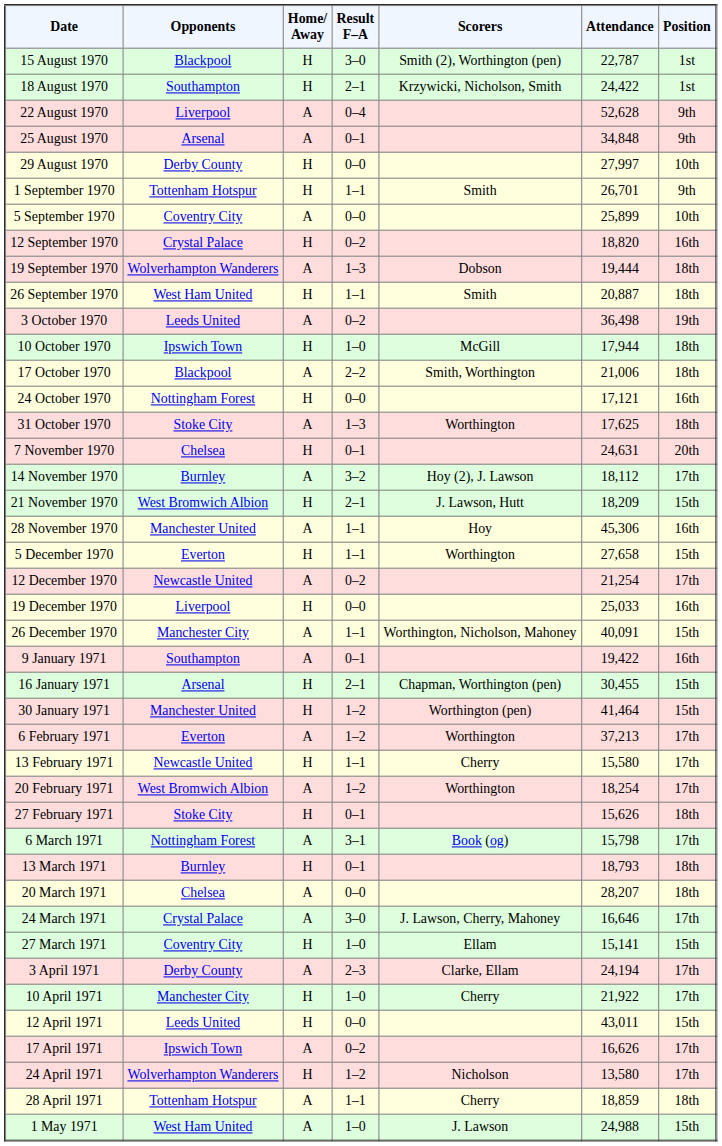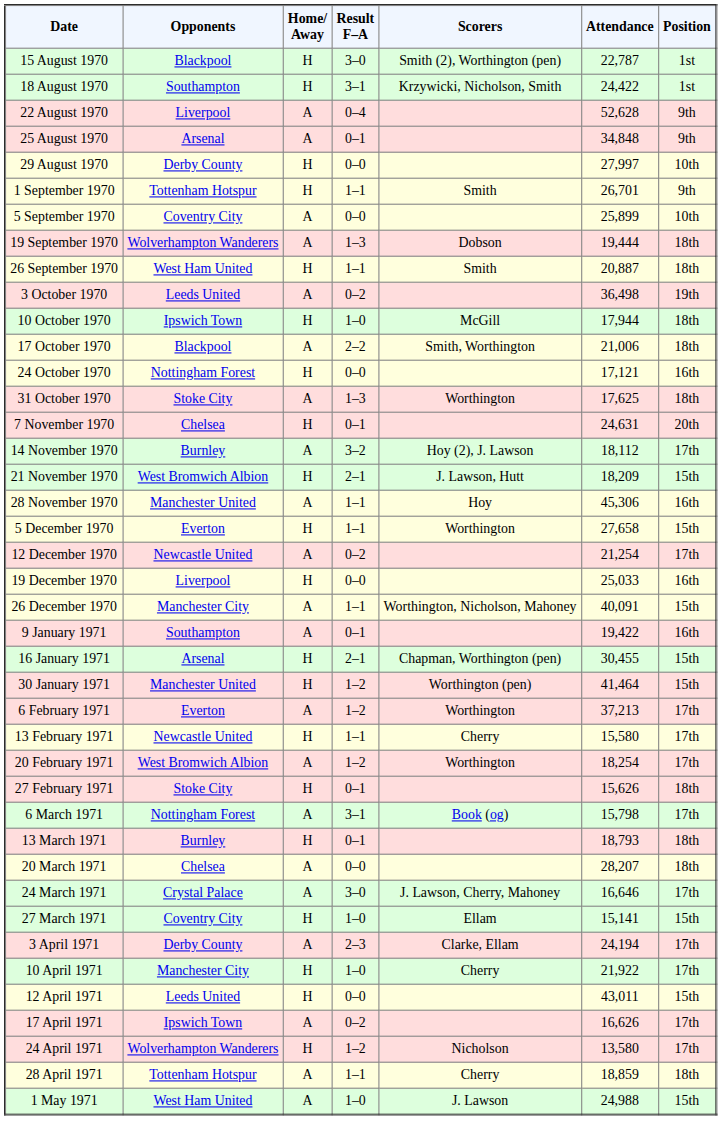(355, 87) 2–1 -> (355, 87) 3–1
- row: (64, 243)
